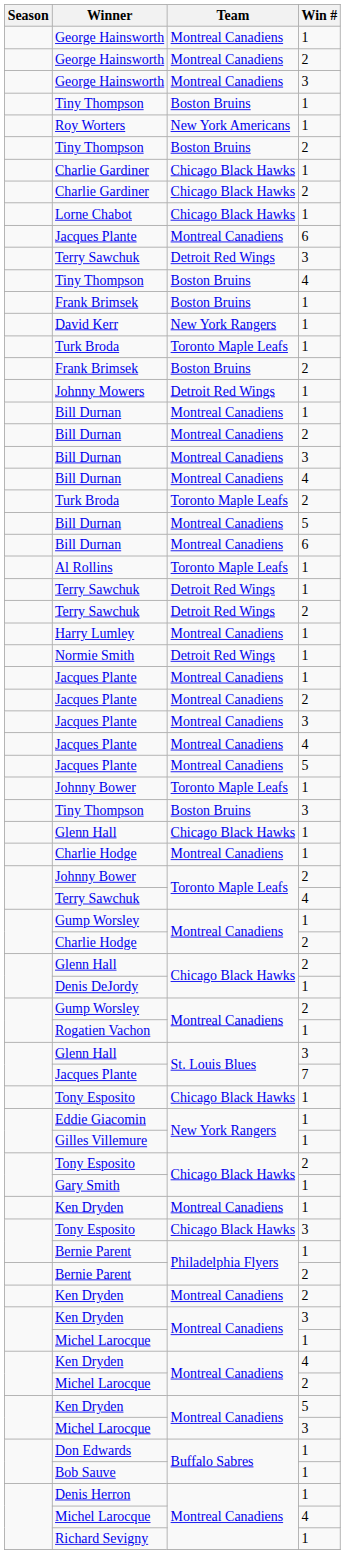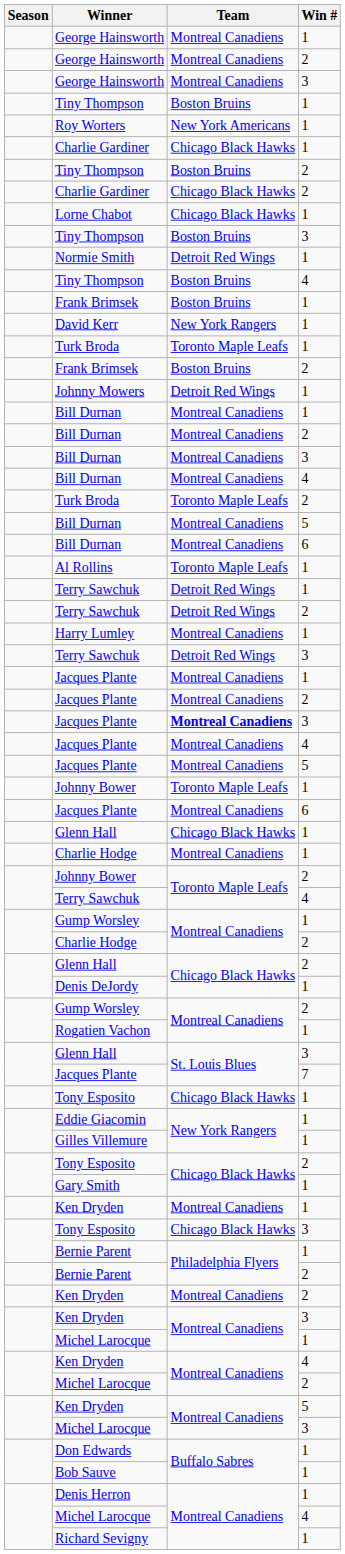rows swapped: (102, 170) <-> (99, 147)
rows swapped: (99, 810) <-> (96, 236)
rows swapped: (95, 655) <-> (97, 258)
(227, 721) normal -> (231, 721) bold
